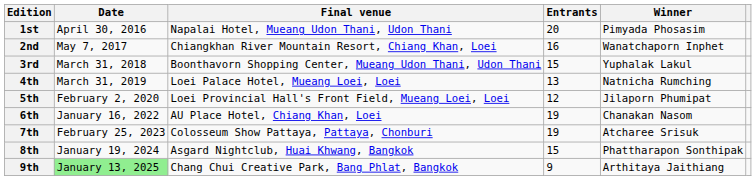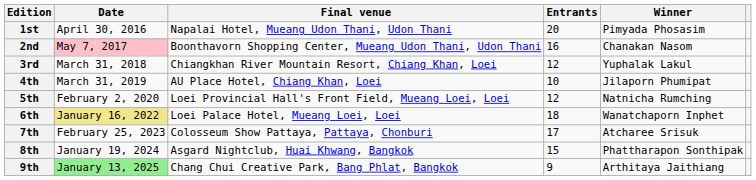(92, 48) no background -> (92, 48) pink background
(334, 48) Chiangkhan River Mountain Resort, Chiang Khan, Loei -> (356, 48) Boonthavorn Shopping Center, Mueang Udon Thani, Udon Thani
(663, 48) Wanatchaporn Inphet -> (647, 48) Chanakan Nasom
(356, 65) Boonthavorn Shopping Center, Mueang Udon Thani, Udon Thani -> (334, 65) Chiangkhan River Mountain Resort, Chiang Khan, Loei
(553, 65) 15 -> (553, 65) 12
(286, 82) Loei Palace Hotel, Mueang Loei, Loei -> (276, 82) AU Place Hotel, Chiang Khan, Loei
(553, 82) 13 -> (553, 82) 10
(657, 82) Natnicha Rumching -> (657, 82) Jilaporn Phumipat
(657, 99) Jilaporn Phumipat -> (657, 99) Natnicha Rumching
(108, 116) no background -> (108, 116) khaki background
(276, 116) AU Place Hotel, Chiang Khan, Loei -> (286, 116) Loei Palace Hotel, Mueang Loei, Loei
(553, 116) 19 -> (553, 116) 18
(647, 116) Chanakan Nasom -> (663, 116) Wanatchaporn Inphet
(553, 133) 19 -> (553, 133) 17
